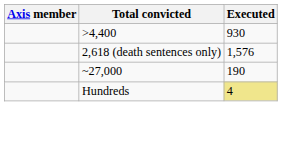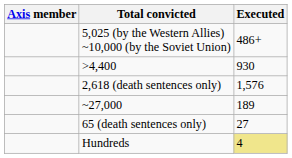+ row: (156, 40)
(236, 71) 190 -> (246, 104) 189
+ row: (144, 124)
